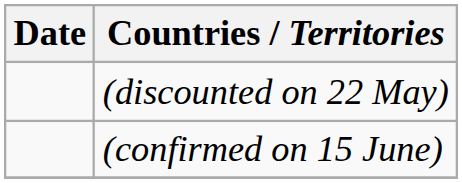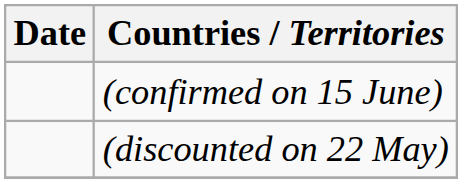rows swapped: (276, 90) <-> (273, 148)
